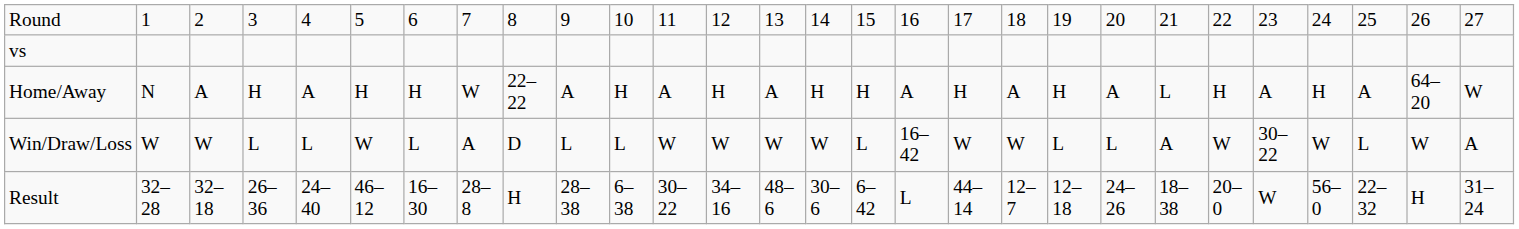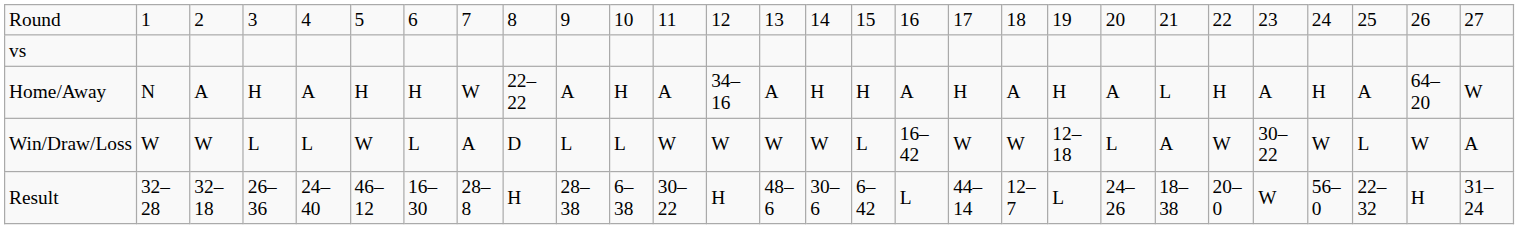(718, 92) H -> (726, 92) 34–16
(1058, 144) L -> (1067, 144) 12–18
(726, 197) 34–16 -> (718, 197) H
(1067, 197) 12–18 -> (1058, 197) L
